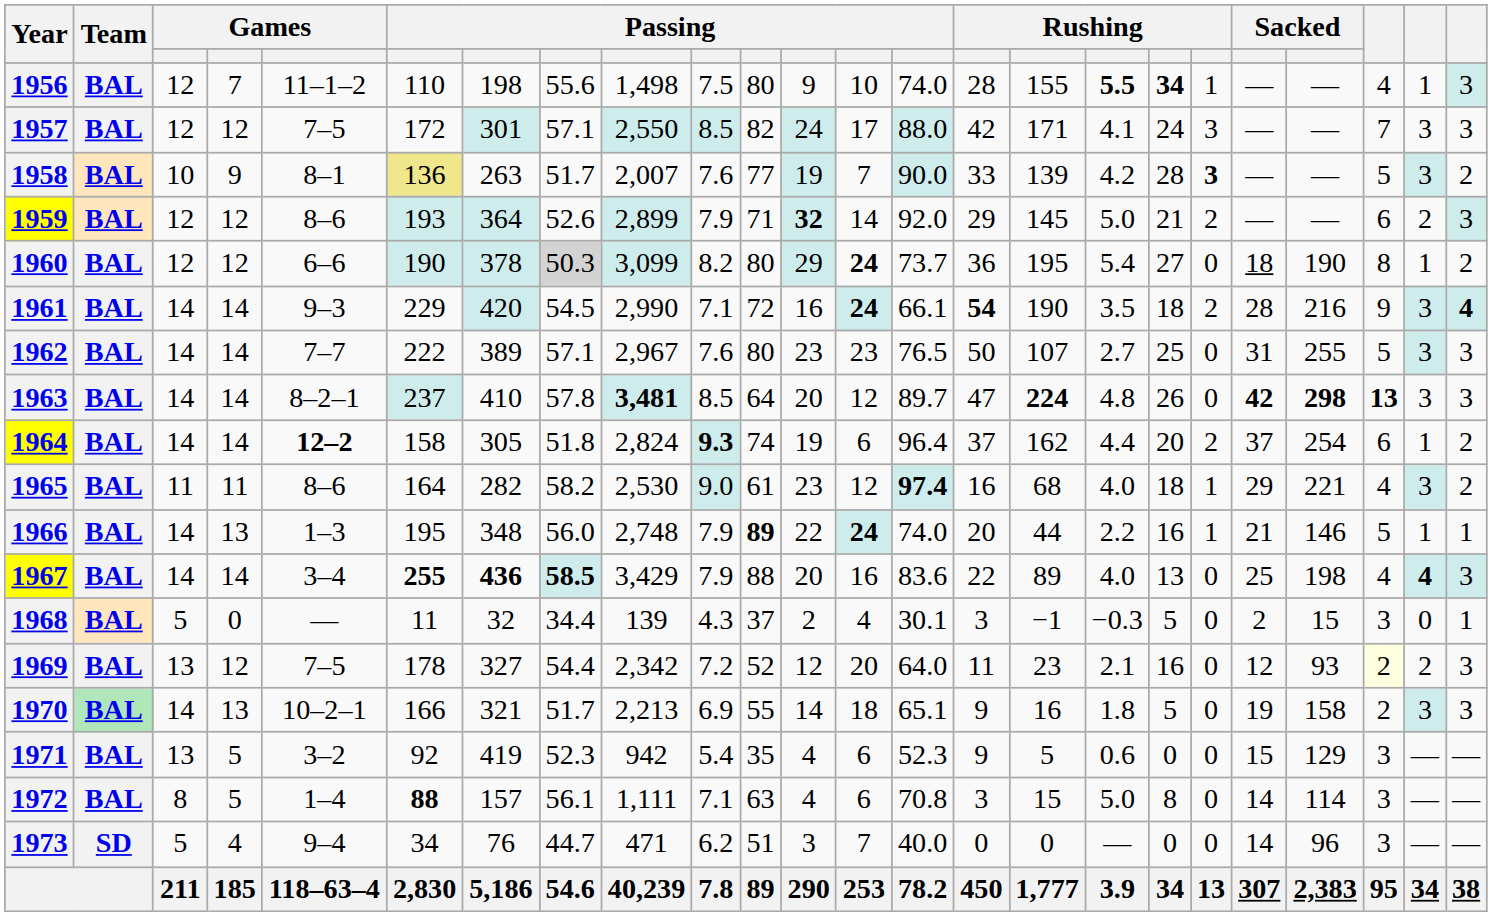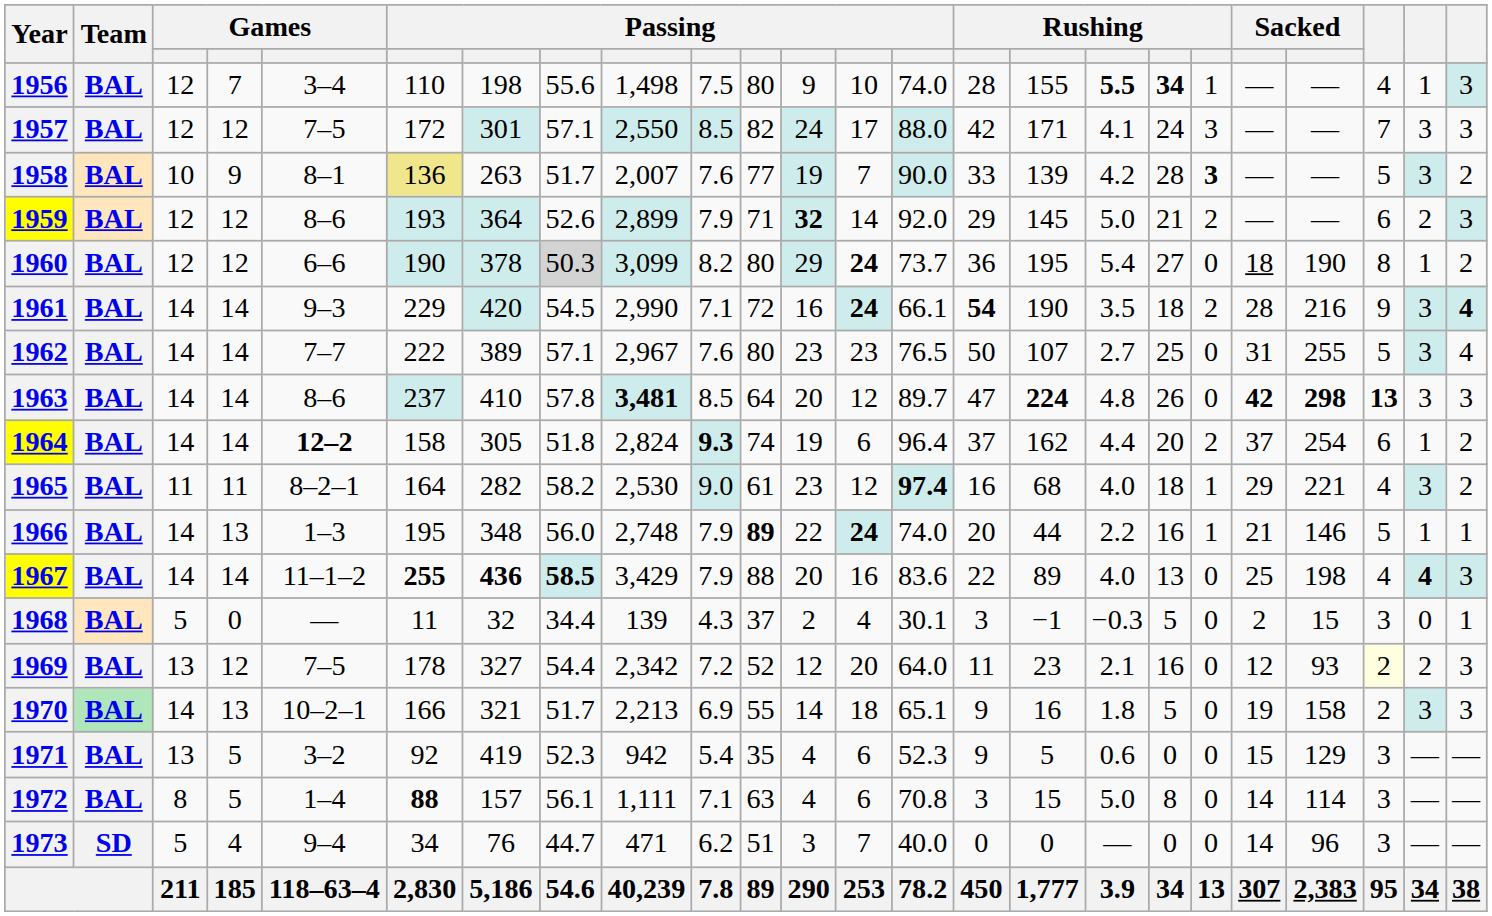(324, 84) 11–1–2 -> (324, 84) 3–4
(1466, 352) 3 -> (1466, 352) 4
(324, 397) 8–2–1 -> (324, 397) 8–6
(324, 486) 8–6 -> (324, 486) 8–2–1
(324, 575) 3–4 -> (324, 575) 11–1–2
